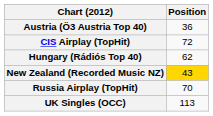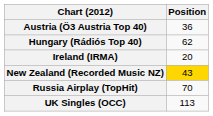- row: (85, 42)
+ row: (85, 57)
